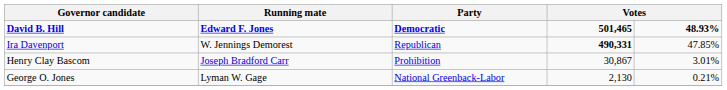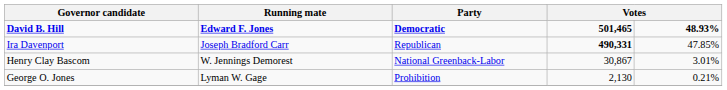(247, 45) W. Jennings Demorest -> (245, 45) Joseph Bradford Carr
(245, 61) Joseph Bradford Carr -> (247, 61) W. Jennings Demorest
(417, 61) Prohibition -> (449, 61) National Greenback-Labor
(449, 77) National Greenback-Labor -> (417, 77) Prohibition
